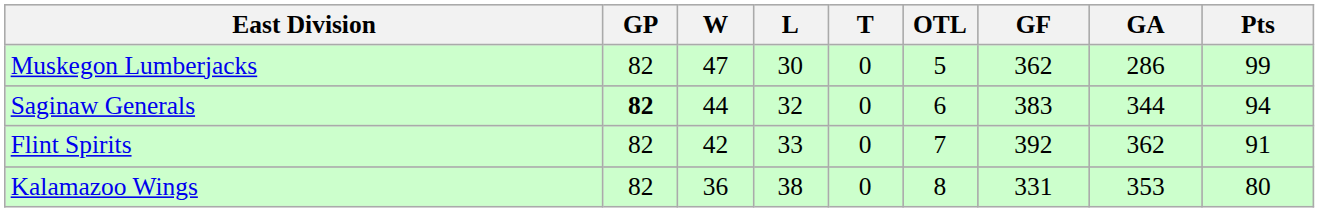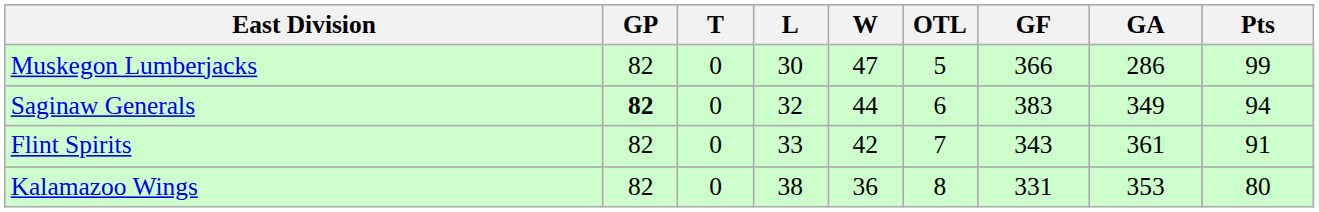columns swapped: (716, 24) <-> (865, 24)
(1033, 65) 362 -> (1033, 65) 366
(1146, 105) 344 -> (1146, 105) 349
(1033, 145) 392 -> (1033, 145) 343
(1146, 145) 362 -> (1146, 145) 361
